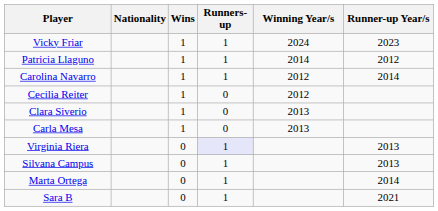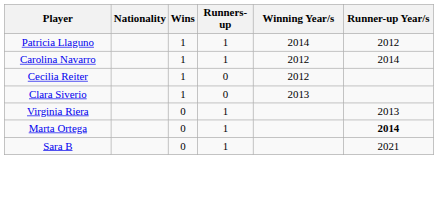- row: (58, 42)
- row: (58, 128)
(225, 146) lavender background -> (225, 111) no background
- row: (58, 163)
(388, 180) normal -> (388, 128) bold
